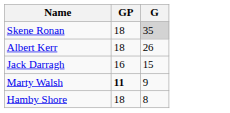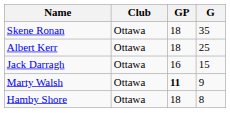+ column: (139, 13)
(148, 30) lightgrey background -> (204, 30) no background
(148, 47) 26 -> (204, 47) 25
